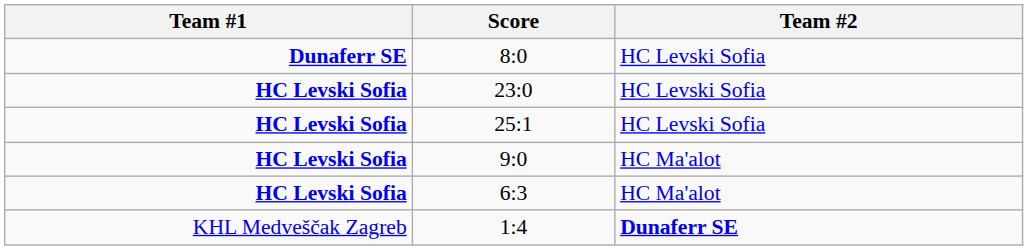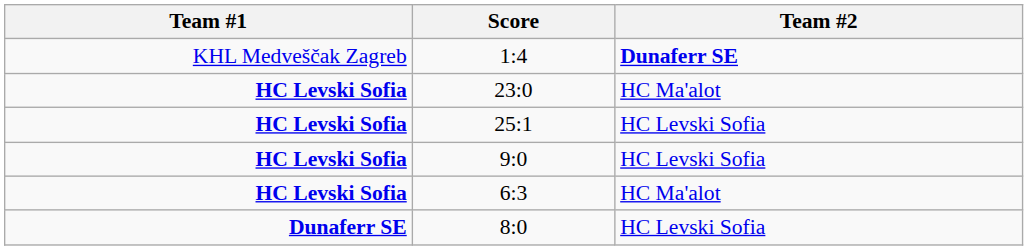rows swapped: (513, 55) <-> (513, 227)
(693, 90) HC Levski Sofia -> (670, 90) HC Ma'alot
(670, 158) HC Ma'alot -> (693, 158) HC Levski Sofia
